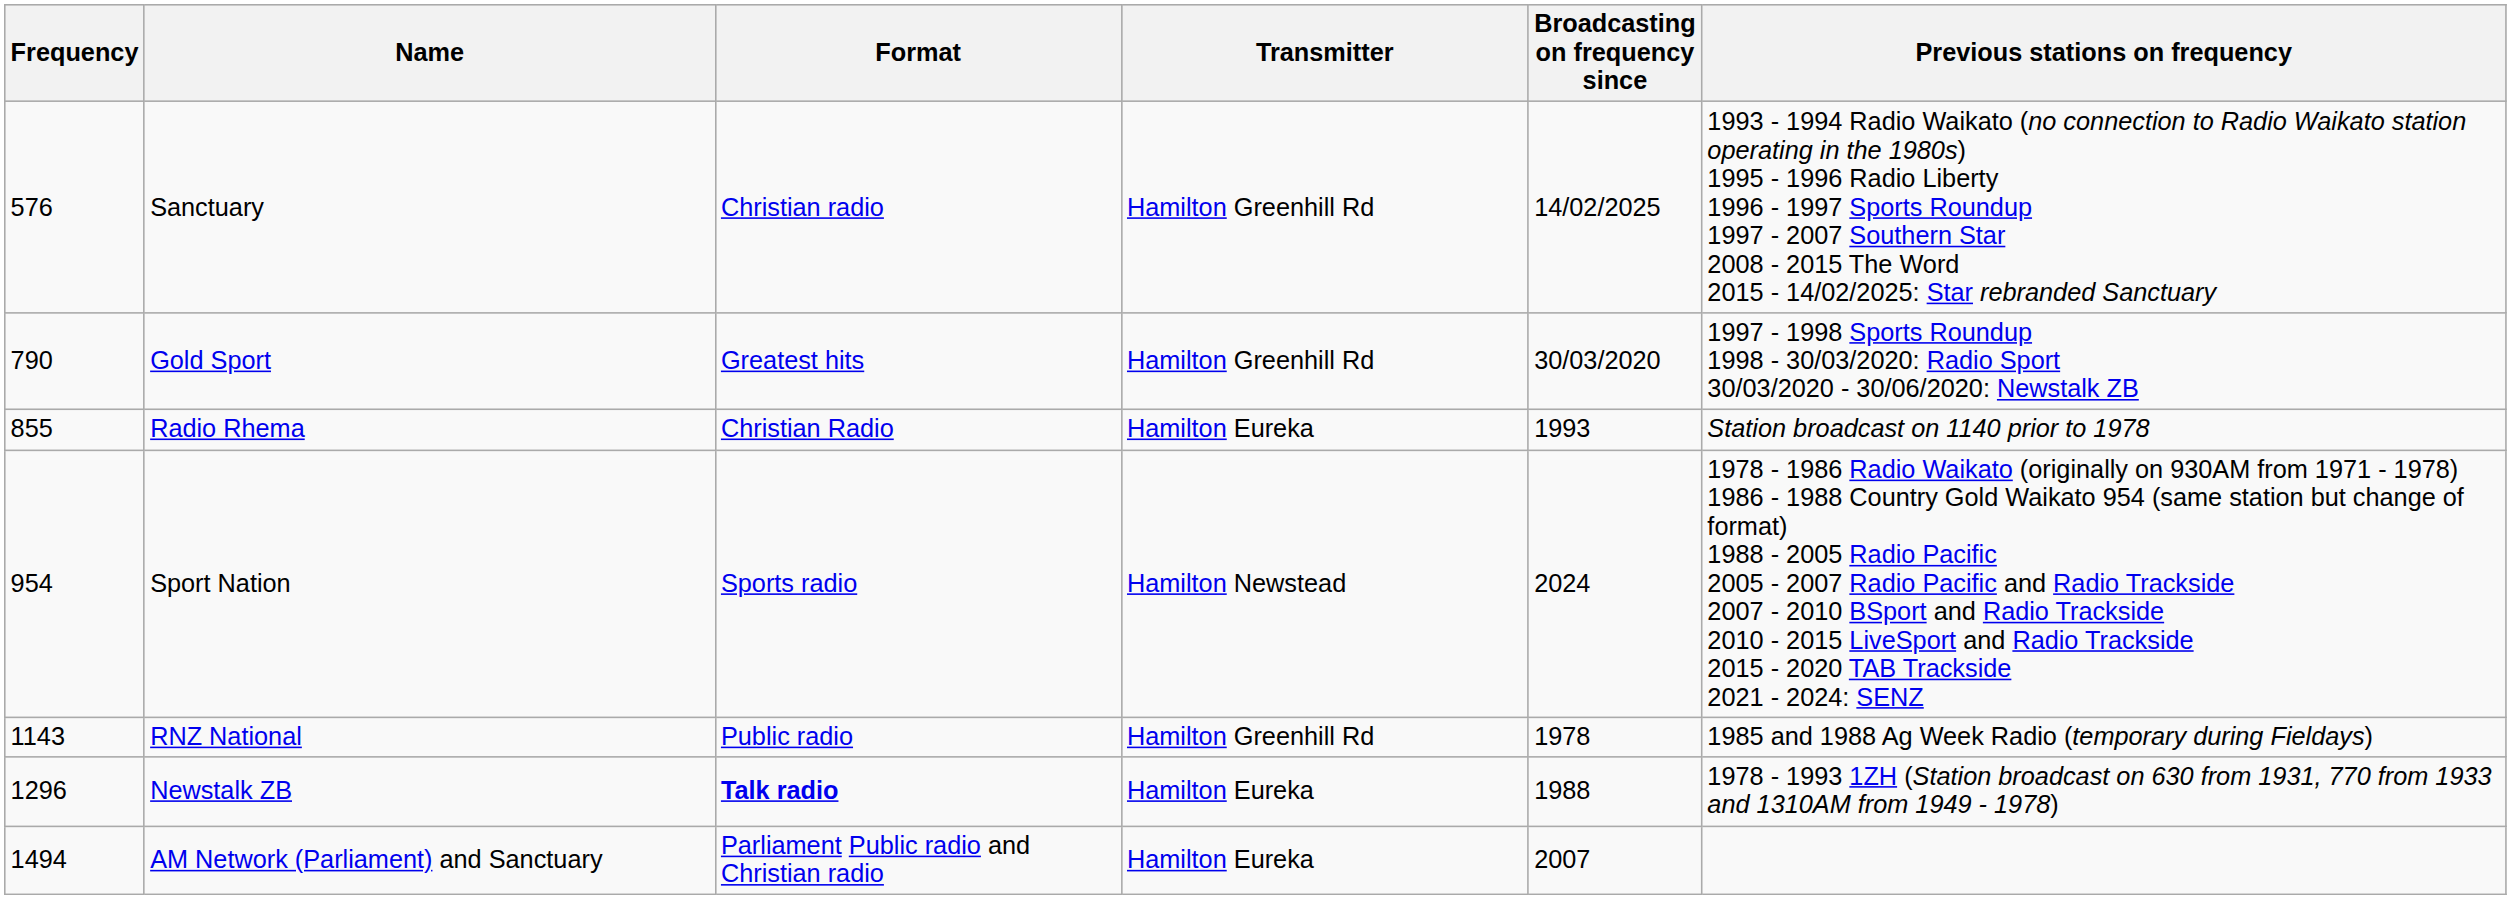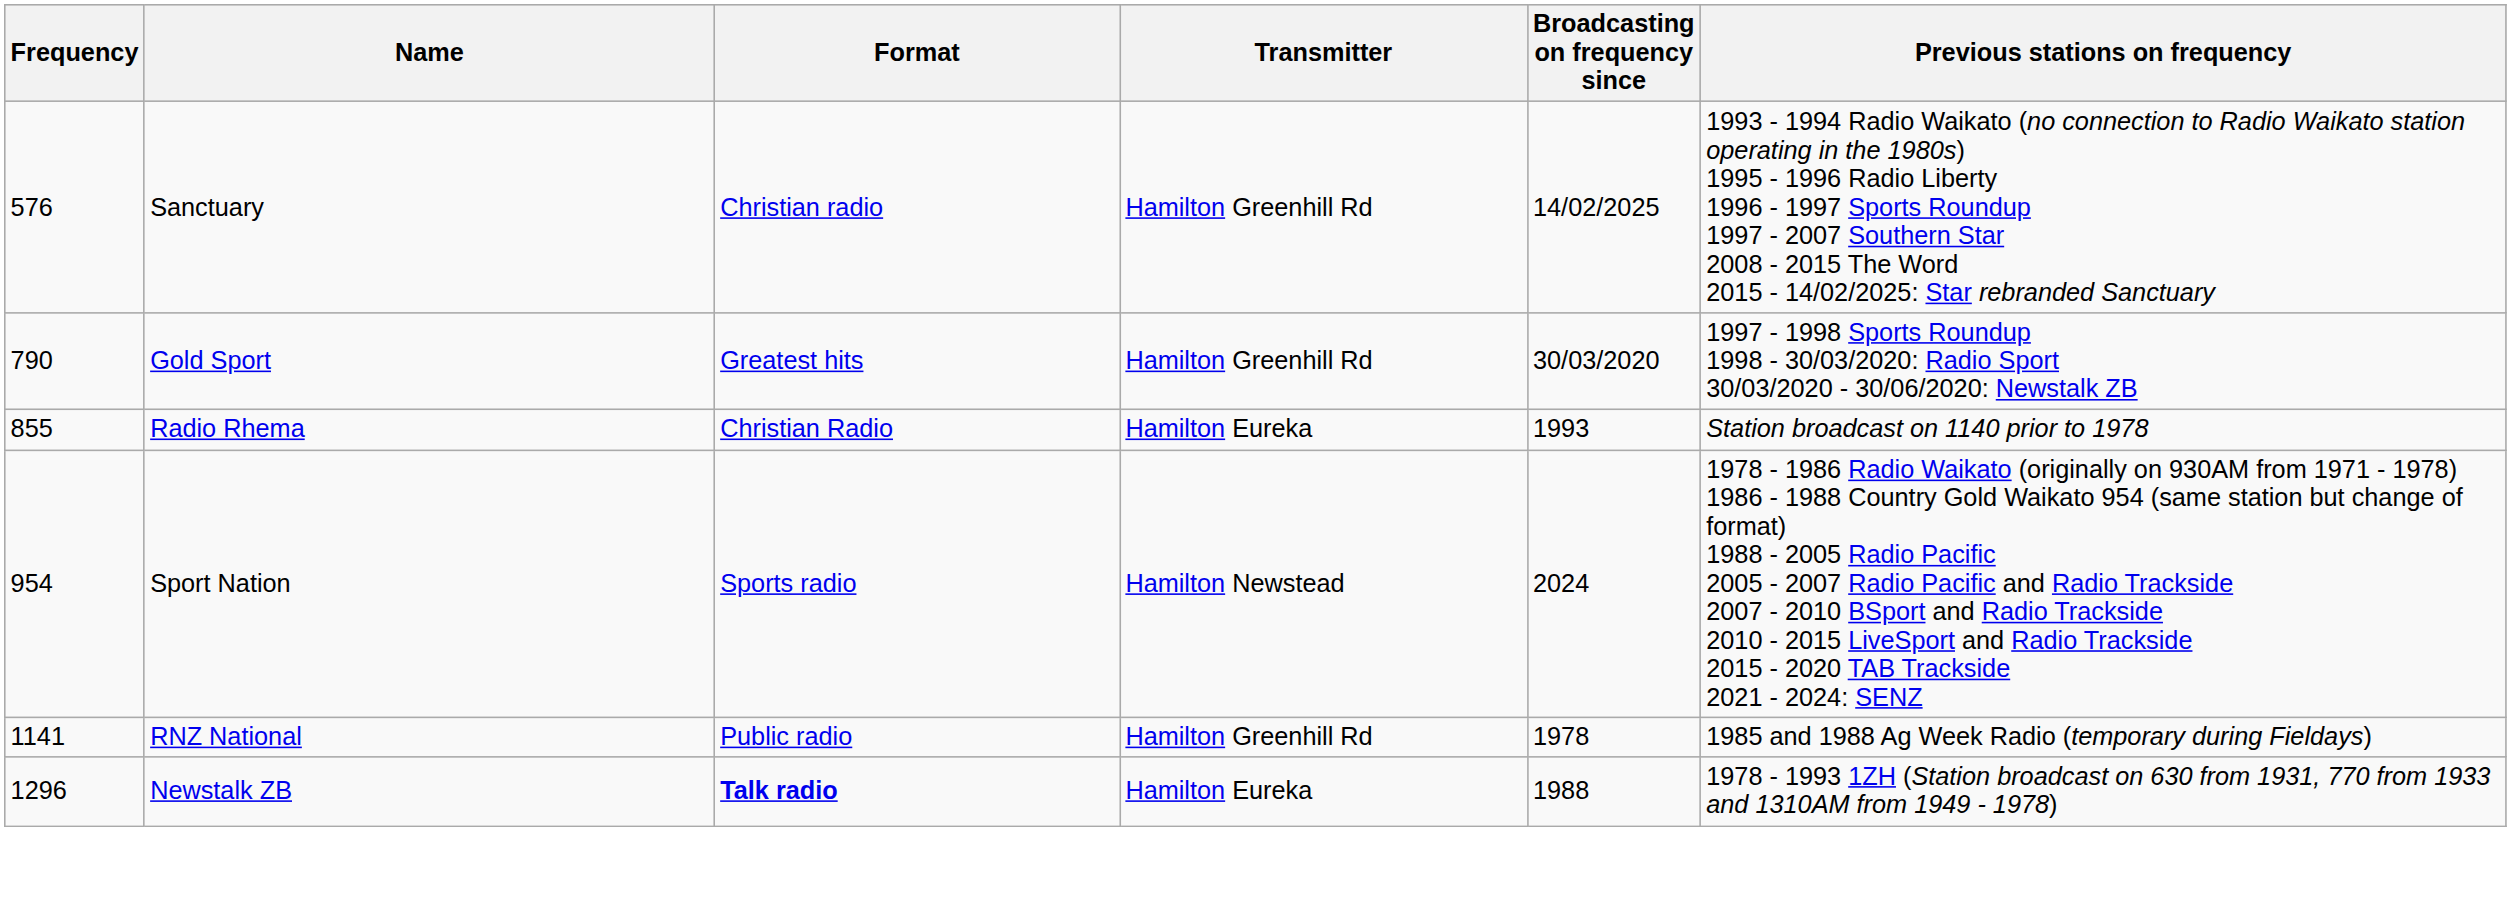(38, 736) 1143 -> (38, 736) 1141
- row: (376, 859)
